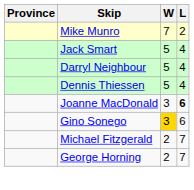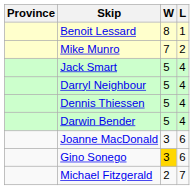+ row: (98, 31)
+ row: (98, 121)
(182, 103) bold -> (182, 139) normal
- row: (101, 157)
